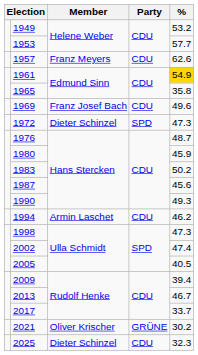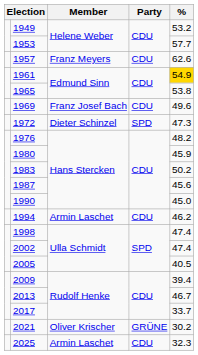(182, 91) 35.8 -> (182, 91) 53.8
(182, 138) 48.7 -> (182, 138) 48.2
(182, 201) 49.3 -> (182, 201) 45.0
(182, 232) 47.3 -> (182, 232) 47.4
(83, 342) Dieter Schinzel -> (81, 342) Armin Laschet
